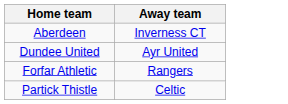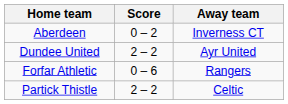+ column: (144, 14)
